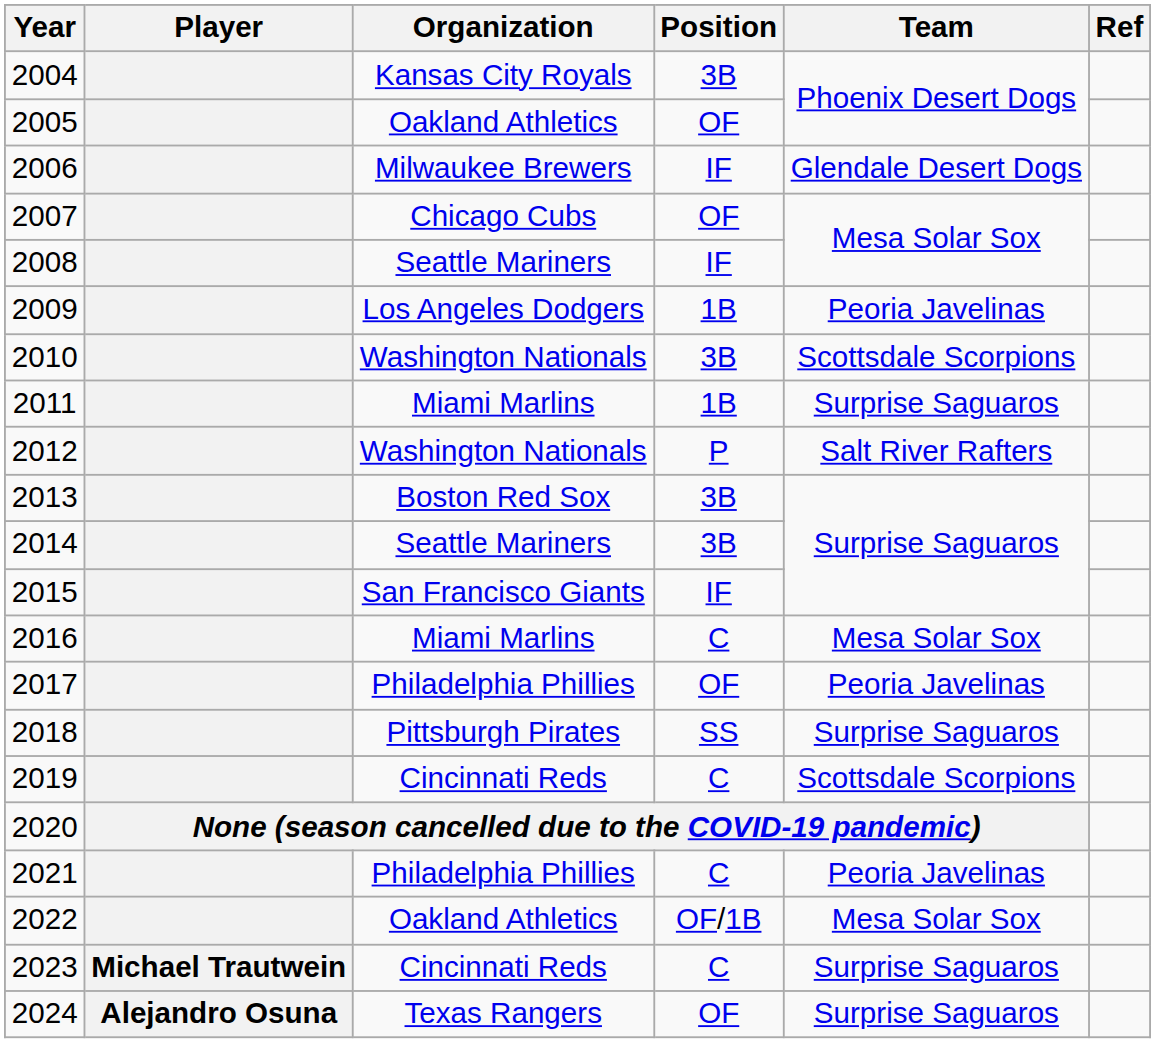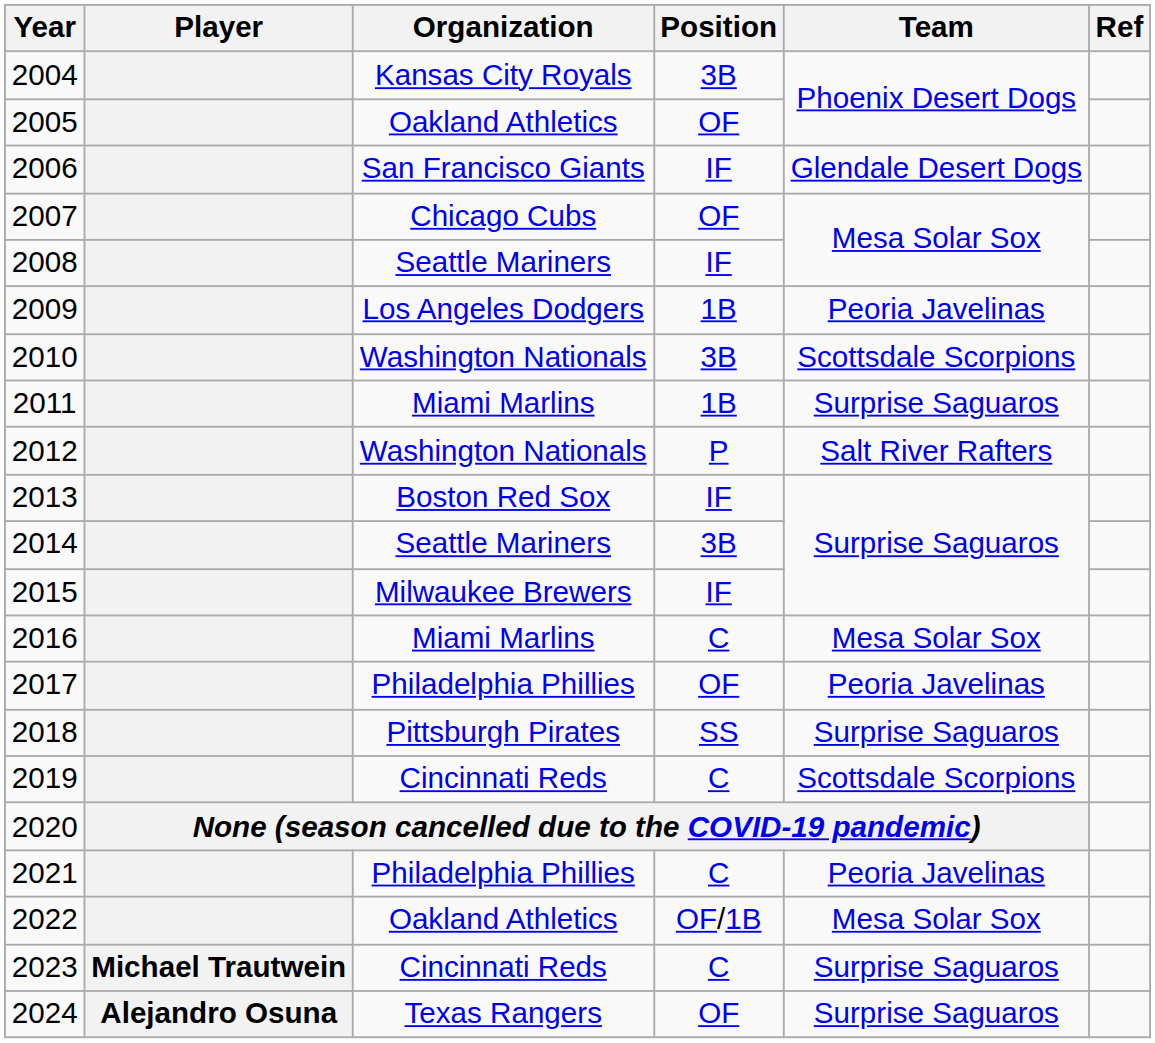(503, 168) Milwaukee Brewers -> (503, 168) San Francisco Giants
(719, 497) 3B -> (719, 497) IF
(503, 591) San Francisco Giants -> (503, 591) Milwaukee Brewers
